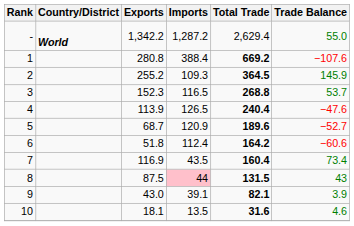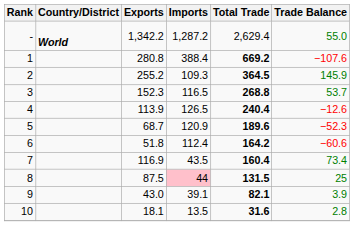(333, 110) −47.6 -> (333, 110) −12.6
(333, 127) −52.7 -> (333, 127) −52.3
(341, 178) 43 -> (341, 178) 25
(340, 212) 4.6 -> (340, 212) 2.8
